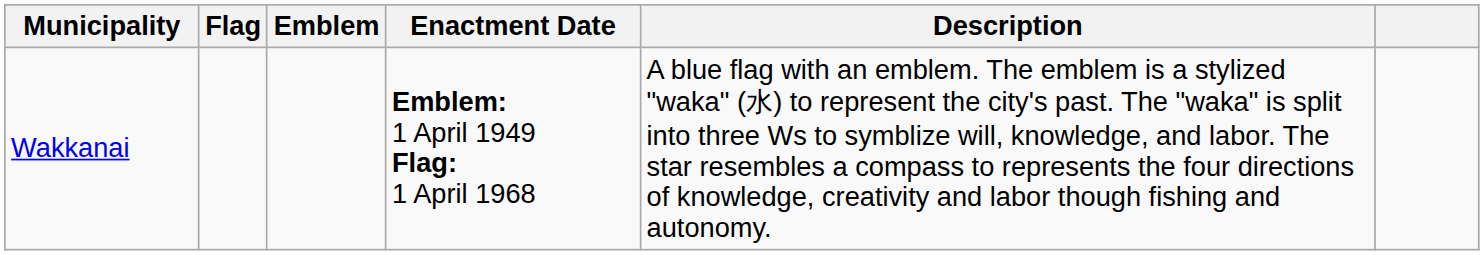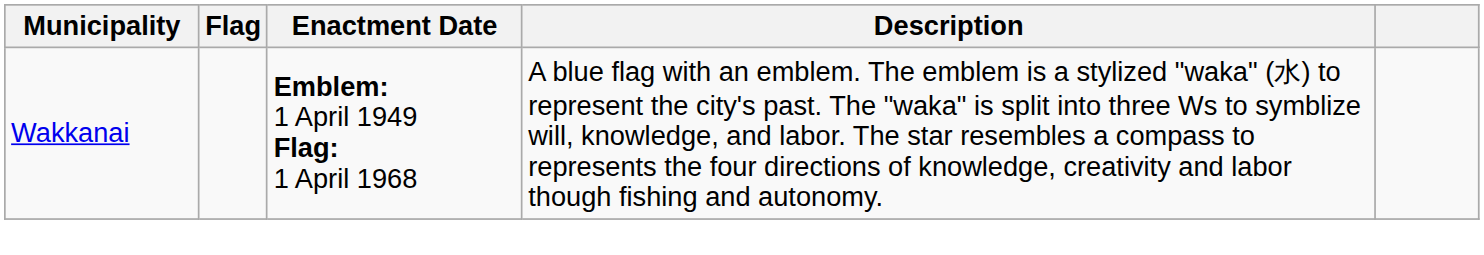- column: (327, 26)
